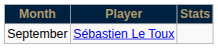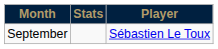columns swapped: (124, 14) <-> (195, 14)
